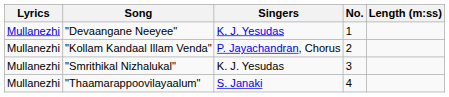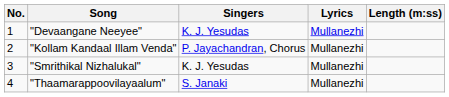columns swapped: (355, 13) <-> (33, 13)
